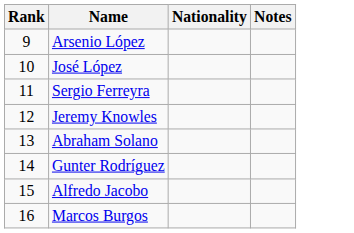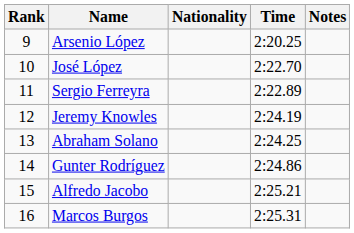+ column: (278, 16)
